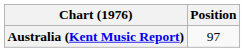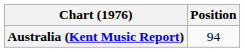(213, 36) 97 -> (213, 36) 94
